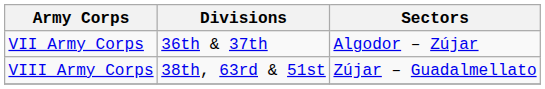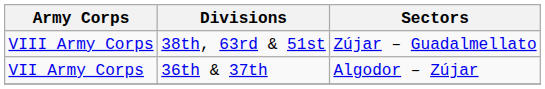rows swapped: (76, 44) <-> (81, 70)
